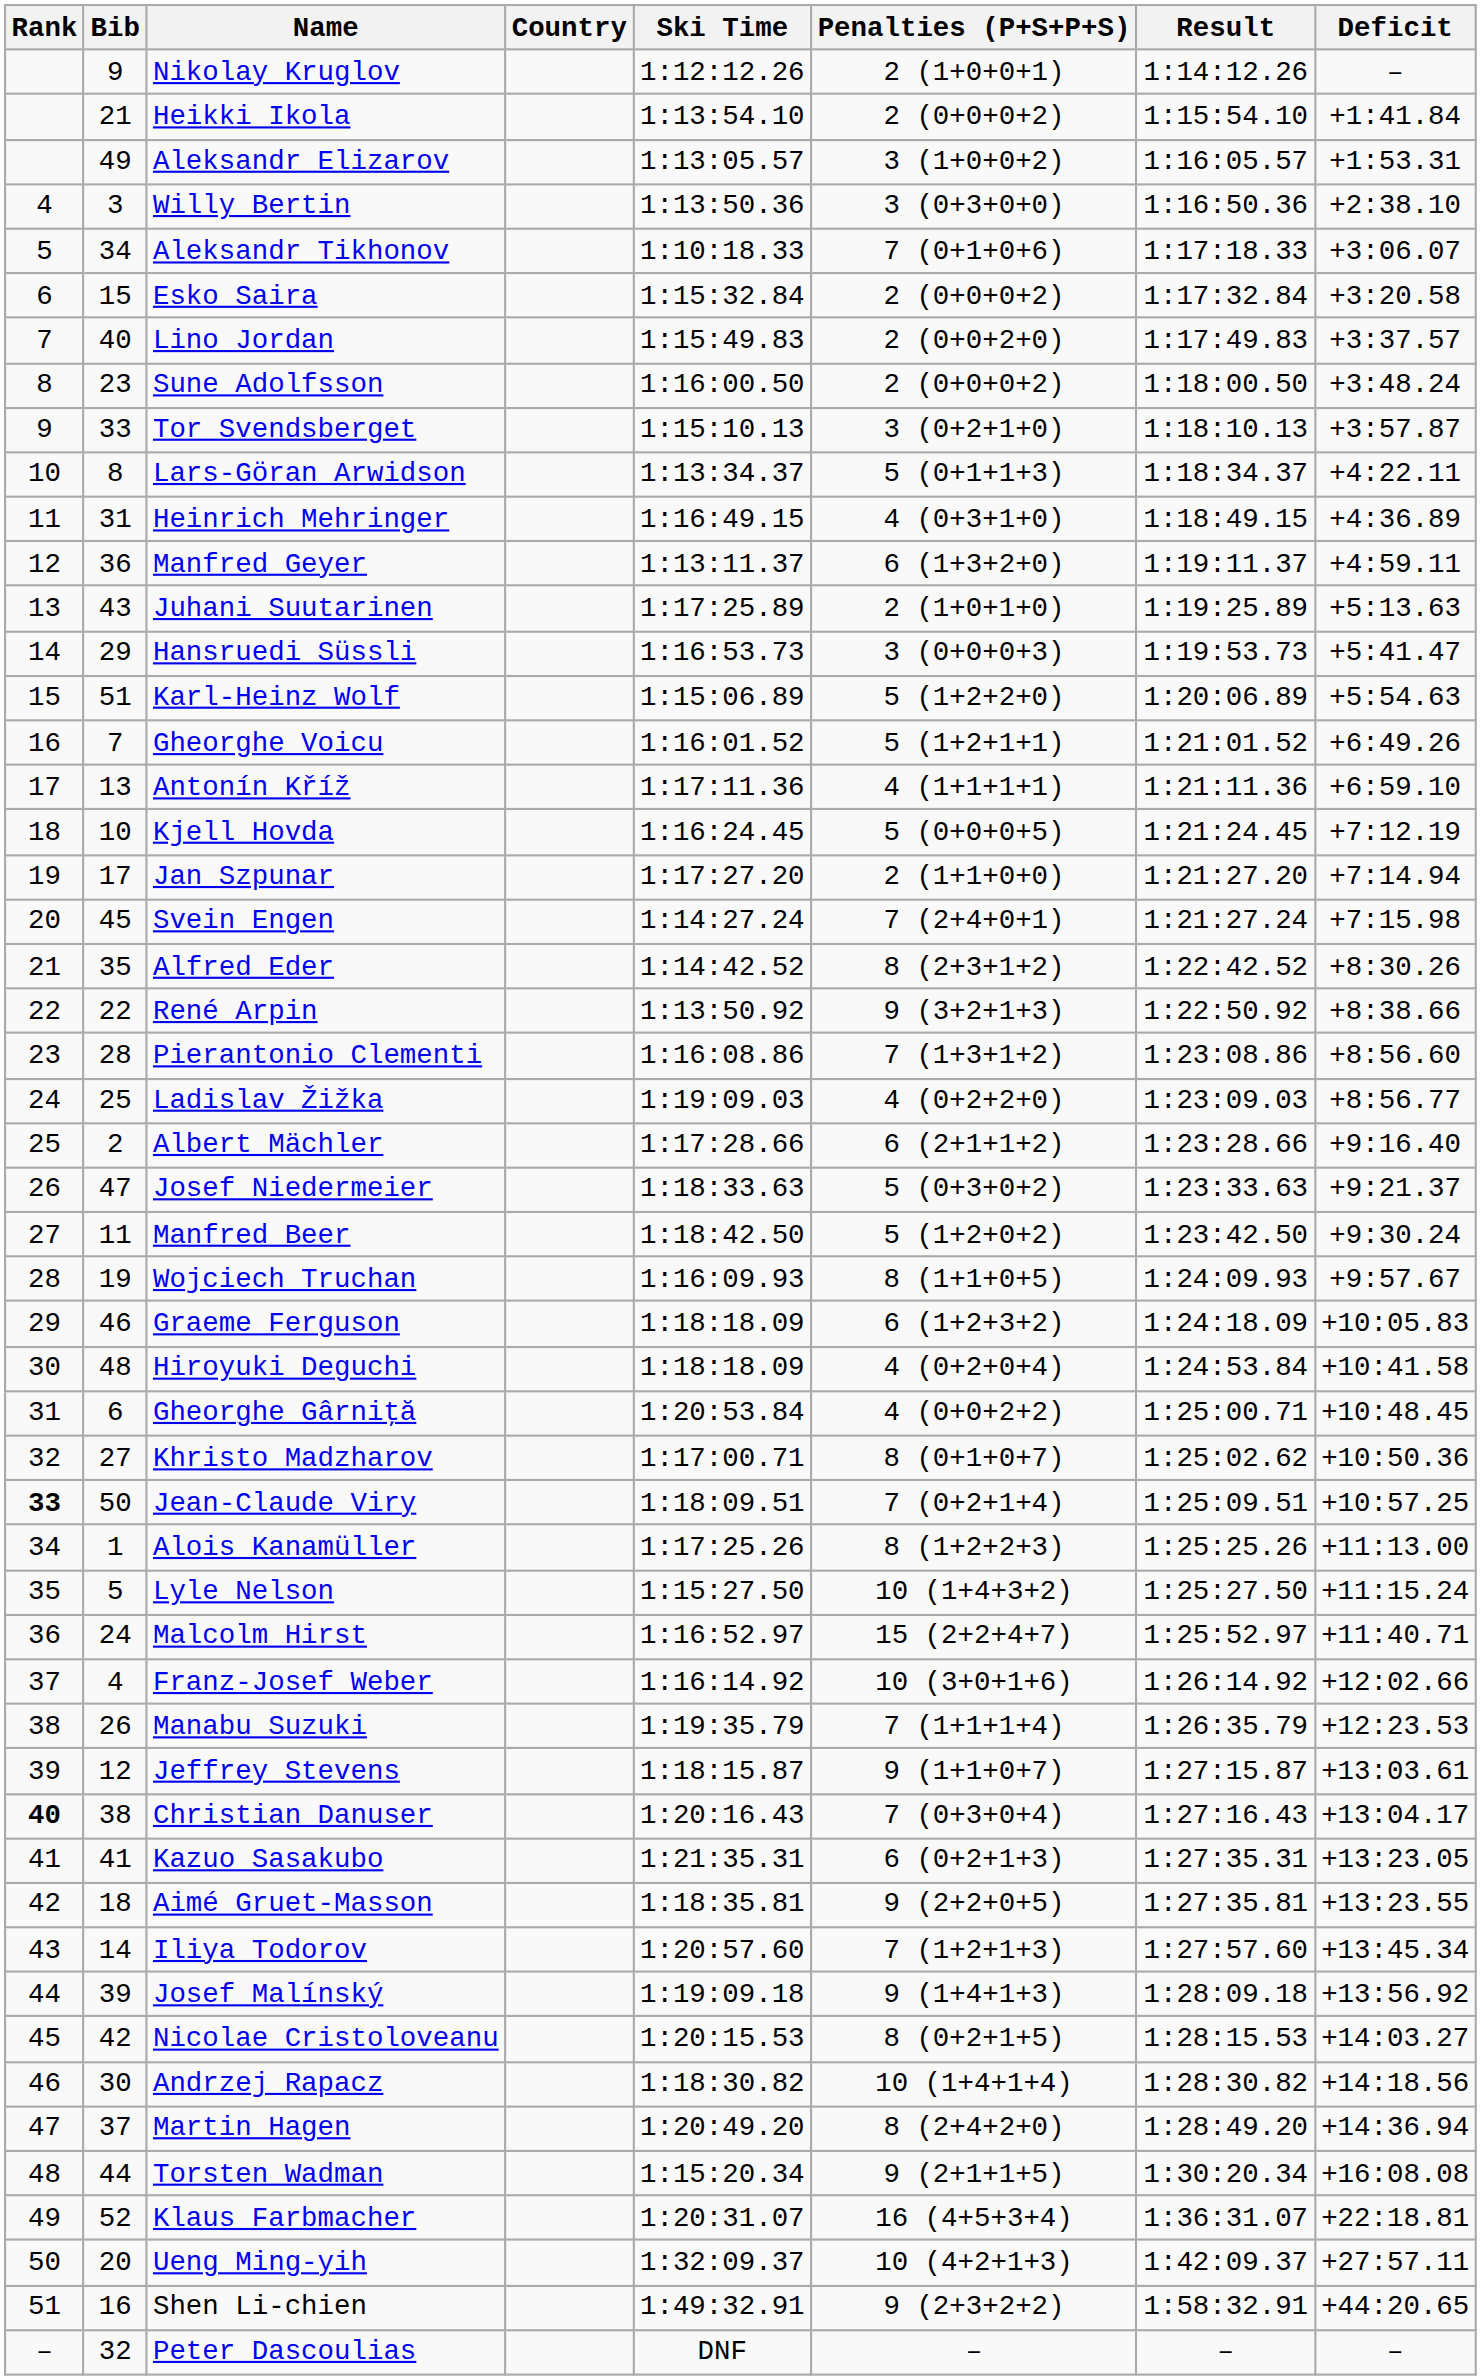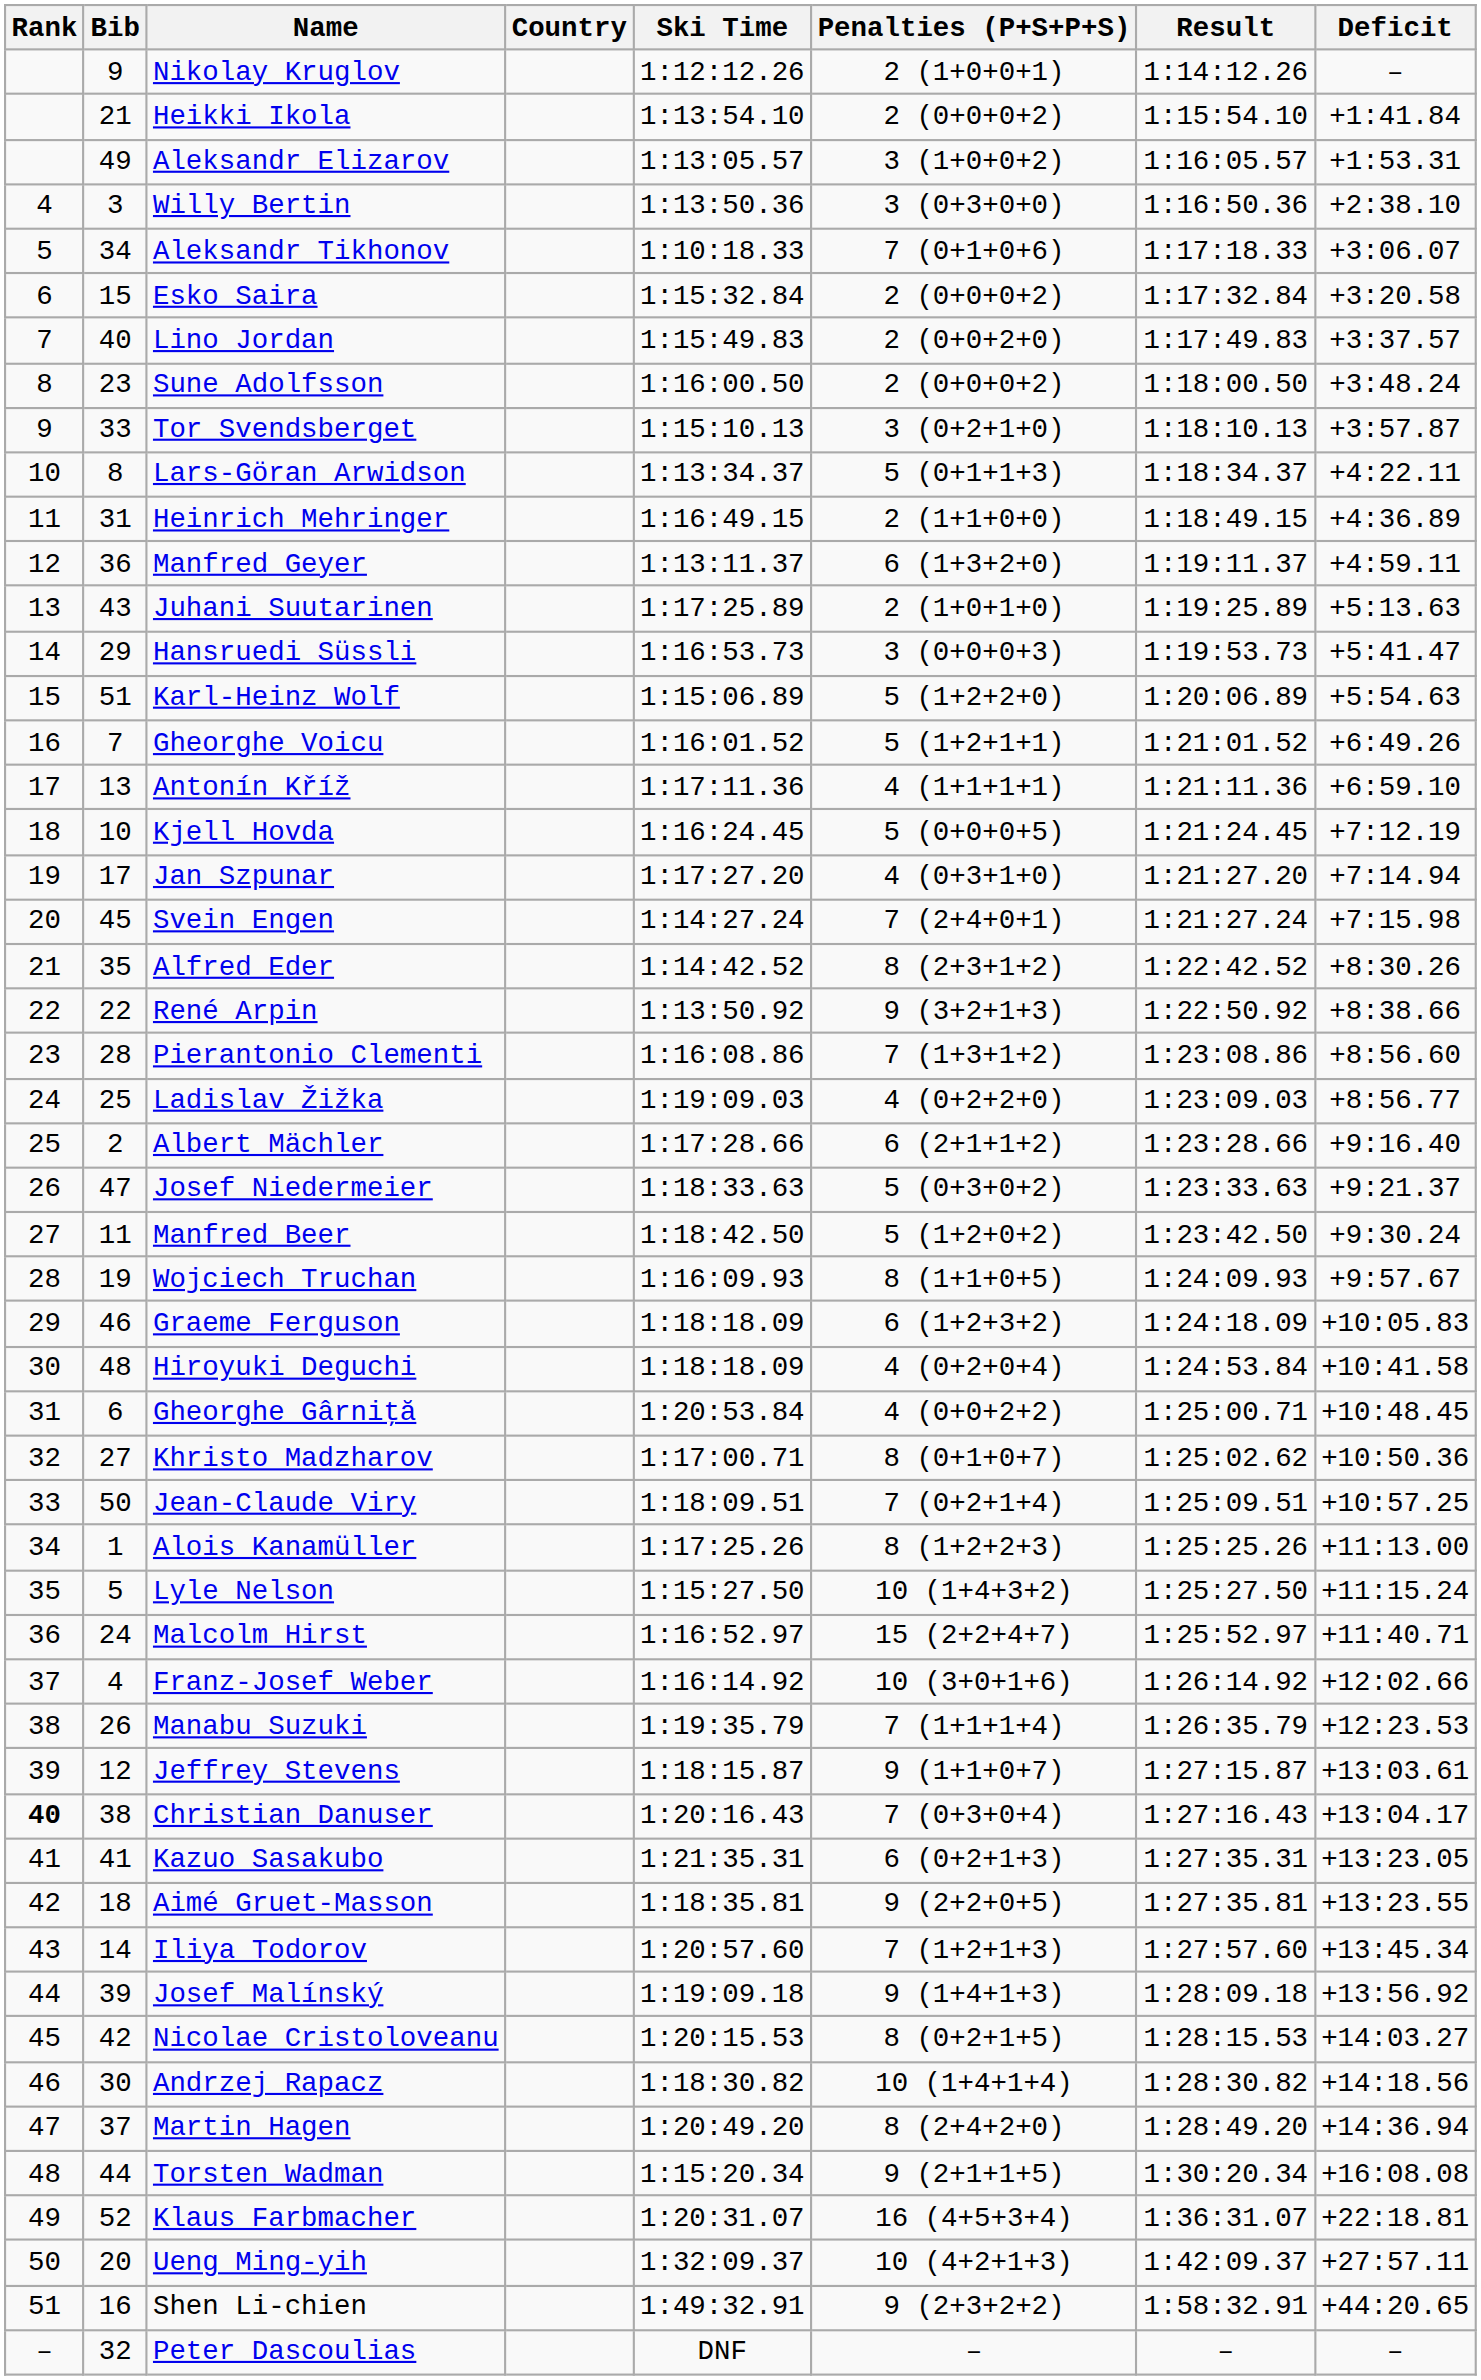(974, 519) 4 (0+3+1+0) -> (974, 519) 2 (1+1+0+0)
(974, 877) 2 (1+1+0+0) -> (974, 877) 4 (0+3+1+0)
(45, 1503) bold -> (45, 1503) normal
